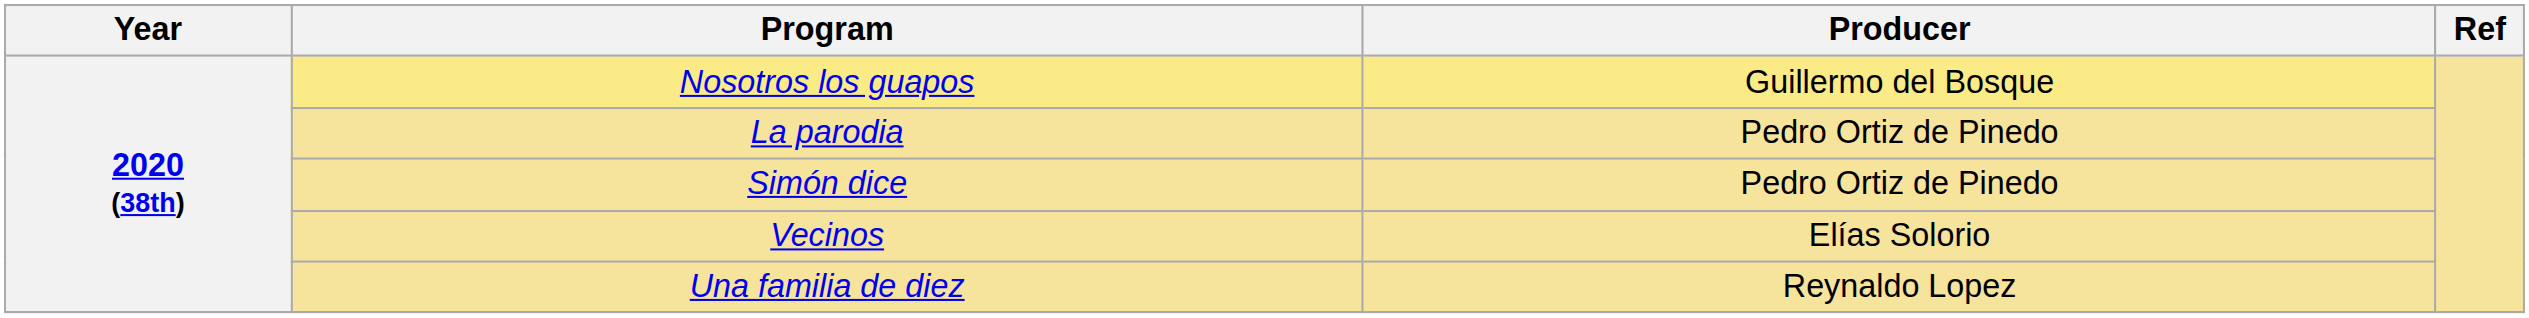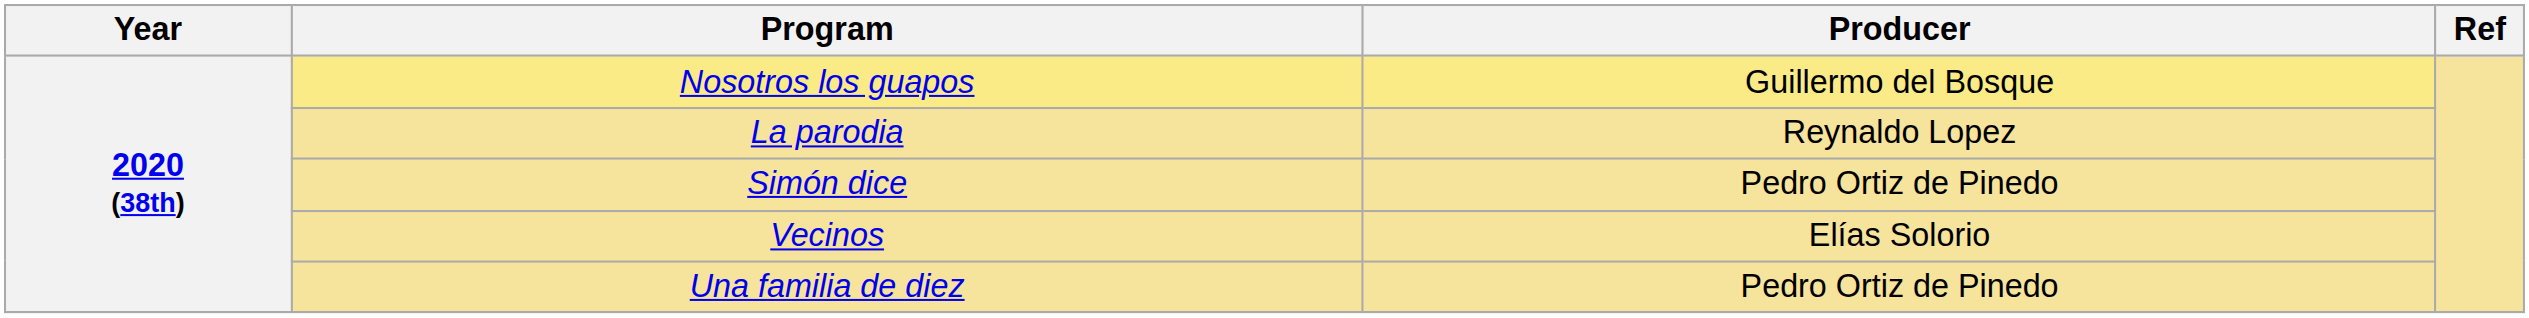(1900, 132) Pedro Ortiz de Pinedo -> (1900, 132) Reynaldo Lopez
(1900, 286) Reynaldo Lopez -> (1900, 286) Pedro Ortiz de Pinedo
